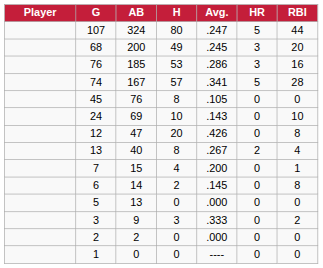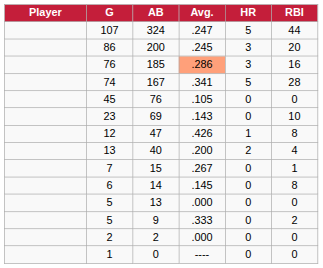- column: (177, 13)
(96, 47) 68 -> (110, 47) 86
(217, 64) no background -> (202, 64) lightsalmon background
(96, 116) 24 -> (110, 116) 23
(257, 133) 0 -> (248, 133) 1
(217, 151) .267 -> (202, 151) .200
(217, 168) .200 -> (202, 168) .267
(96, 220) 3 -> (110, 220) 5
